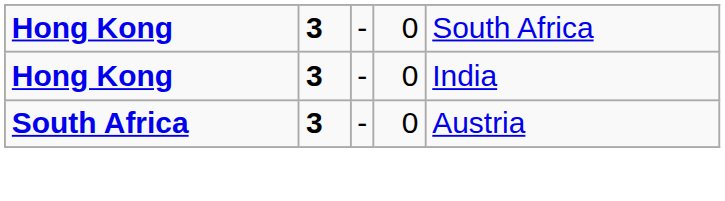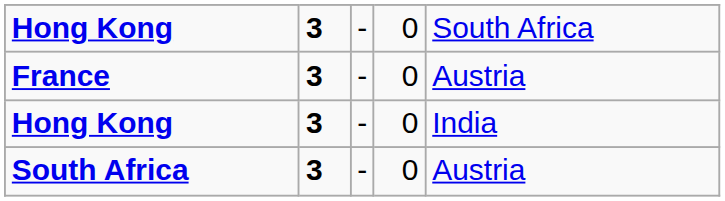+ row: (61, 75)
